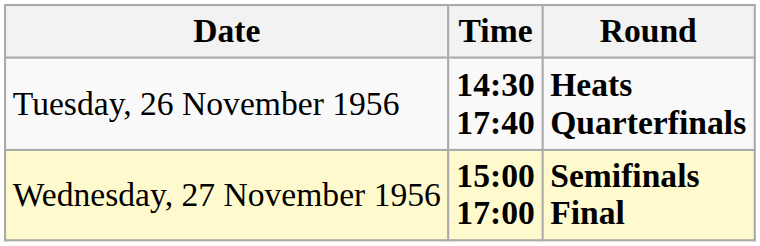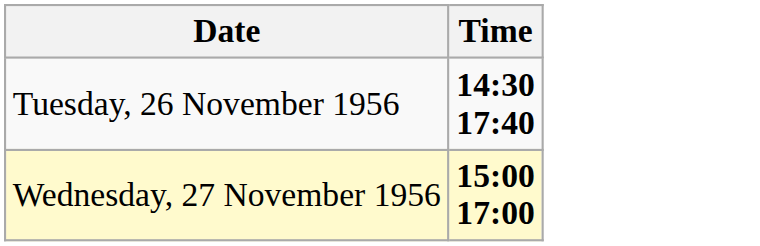- column: (648, 31)
